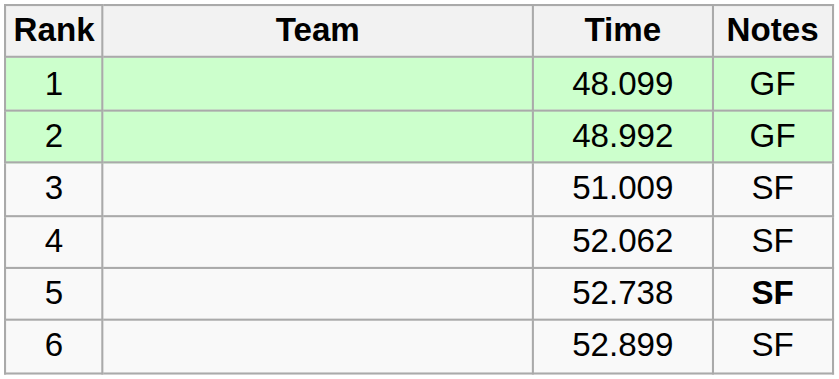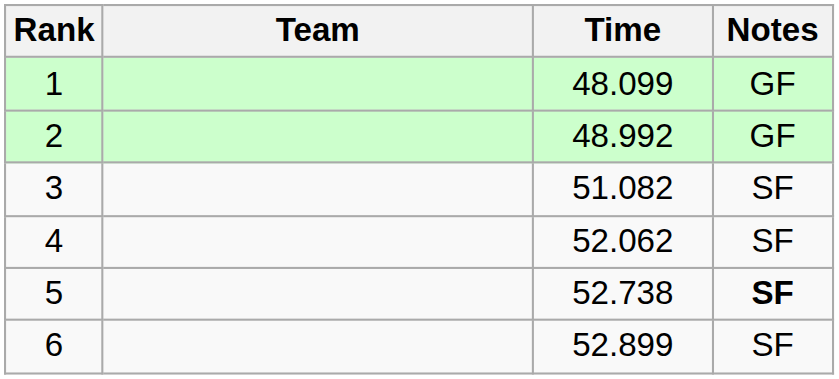(623, 188) 51.009 -> (623, 188) 51.082
